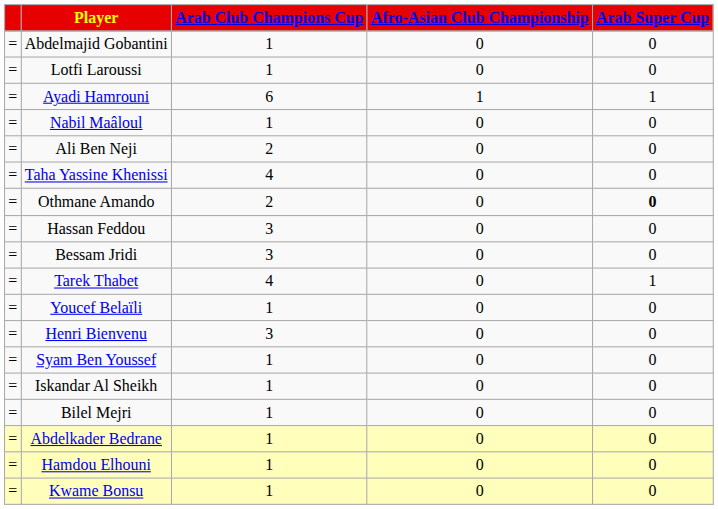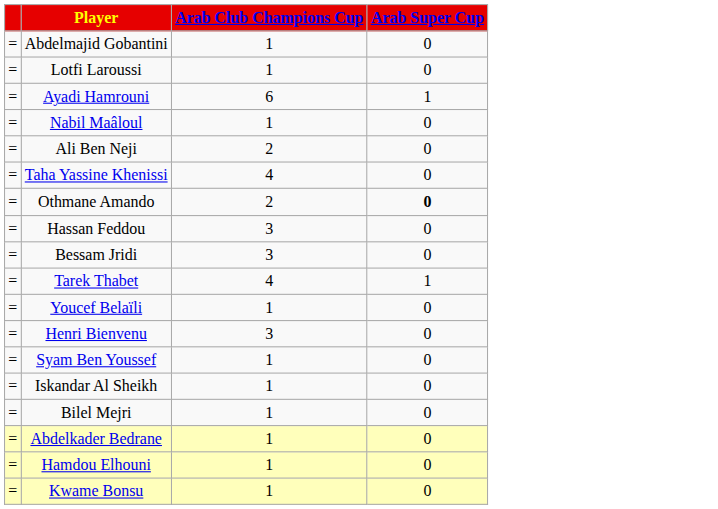- column: (480, 17)
